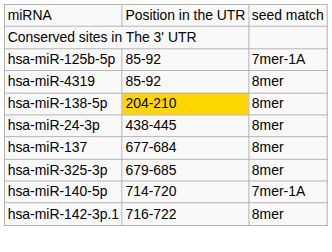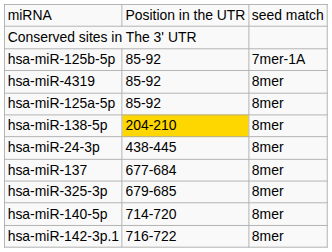+ row: (61, 103)
(279, 192) 7mer-1A -> (268, 214) 8mer
